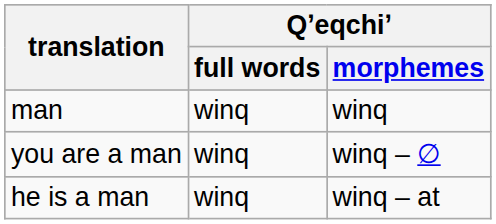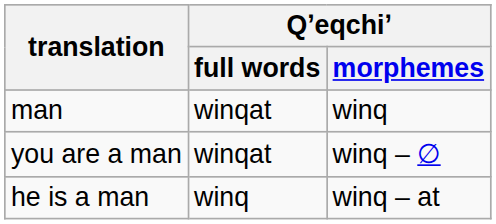(222, 110) winq -> (233, 110) winqat
(222, 153) winq -> (233, 153) winqat
